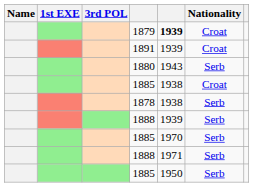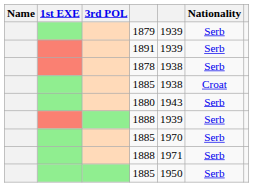(171, 31) bold -> (171, 31) normal
(214, 31) Croat -> (214, 31) Serb
(214, 48) Croat -> (214, 48) Serb
rows swapped: (21, 102) <-> (21, 67)
